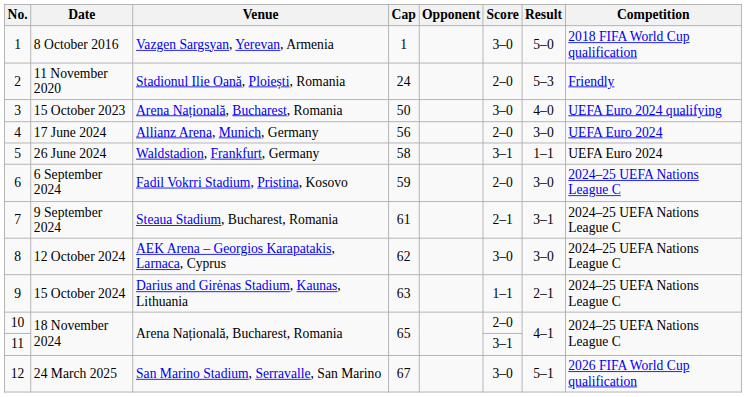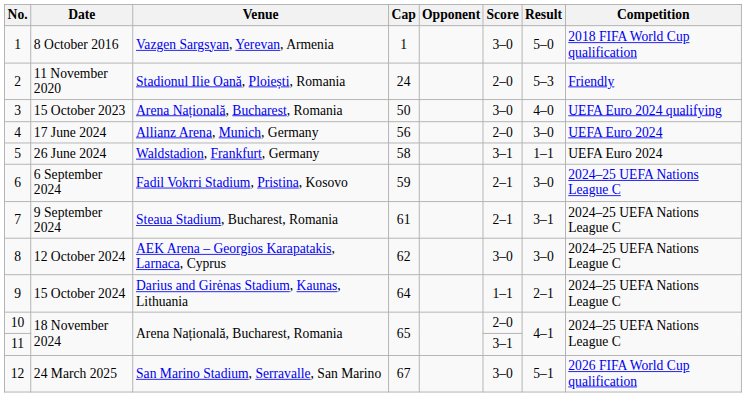(503, 182) 2–0 -> (503, 182) 2–1
(404, 293) 63 -> (404, 293) 64
